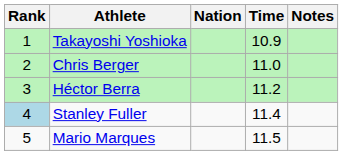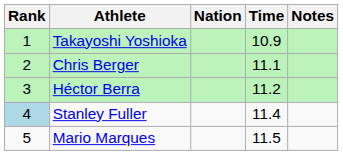(266, 65) 11.0 -> (266, 65) 11.1
